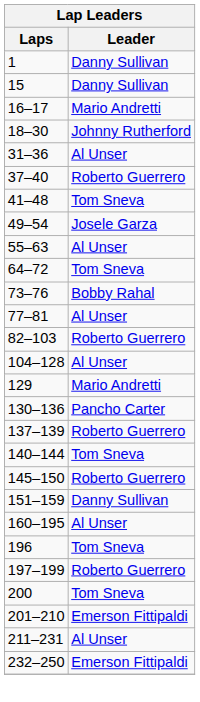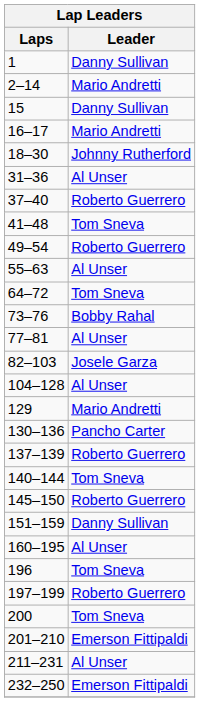+ row: (24, 85)
(114, 223) Josele Garza -> (128, 246) Roberto Guerrero
(128, 339) Roberto Guerrero -> (114, 362) Josele Garza
